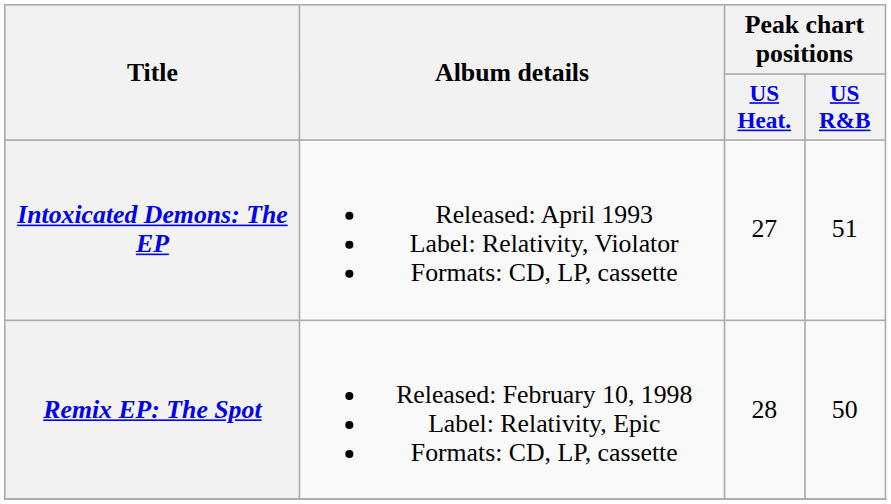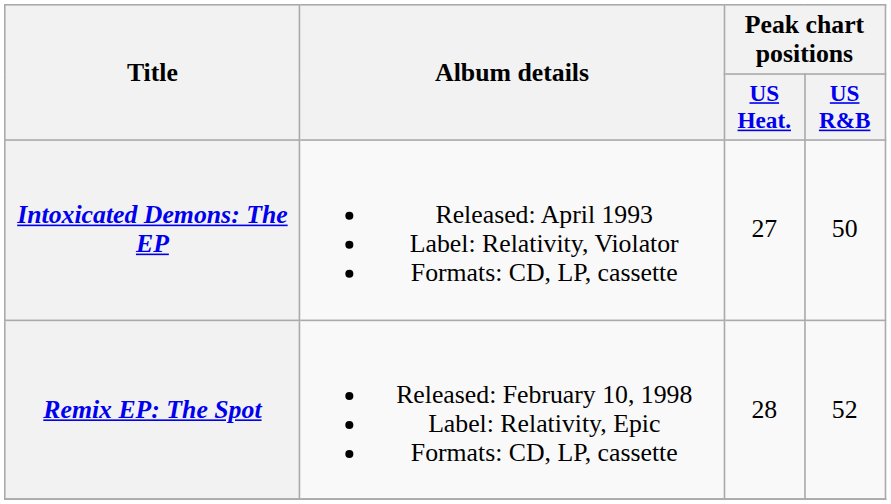(845, 229) 51 -> (845, 229) 50
(845, 408) 50 -> (845, 408) 52
